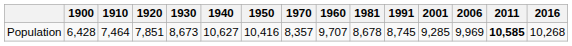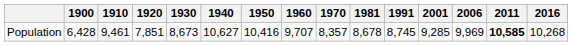columns swapped: (333, 13) <-> (299, 13)
(115, 31) 7,464 -> (115, 31) 9,461
